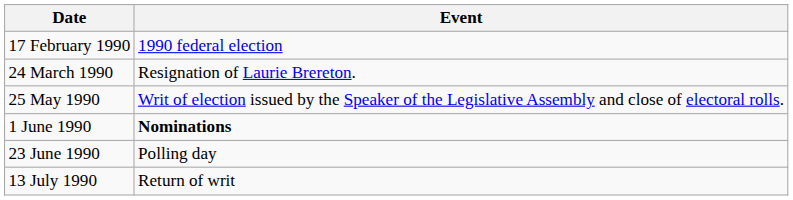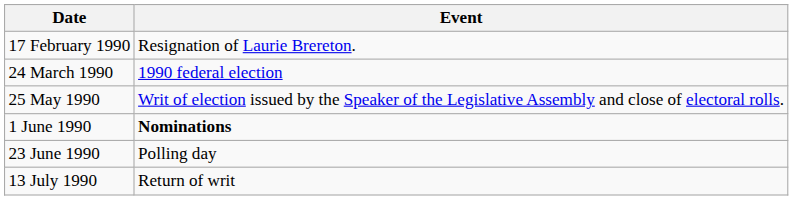(210, 45) 1990 federal election -> (247, 45) Resignation of Laurie Brereton.
(247, 72) Resignation of Laurie Brereton. -> (210, 72) 1990 federal election
